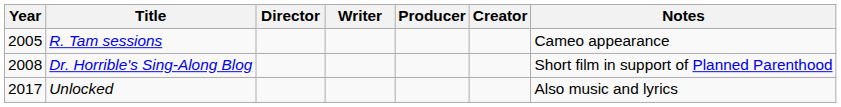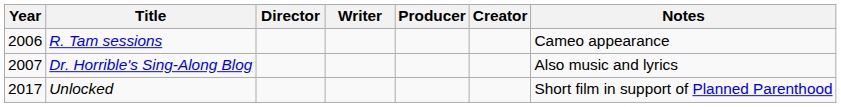(25, 41) 2005 -> (25, 41) 2006
(25, 65) 2008 -> (25, 65) 2007
(684, 65) Short film in support of Planned Parenthood -> (606, 65) Also music and lyrics
(606, 89) Also music and lyrics -> (684, 89) Short film in support of Planned Parenthood
